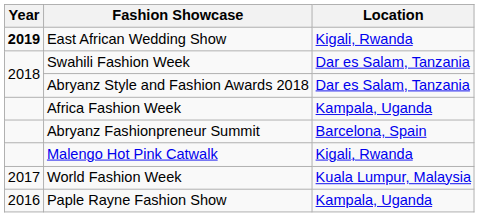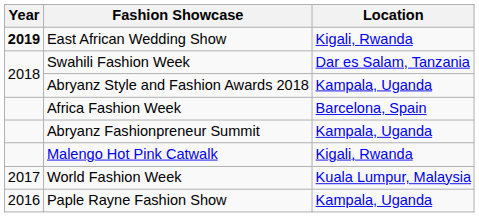(393, 85) Dar es Salam, Tanzania -> (374, 85) Kampala, Uganda
(374, 108) Kampala, Uganda -> (371, 108) Barcelona, Spain
(371, 131) Barcelona, Spain -> (374, 131) Kampala, Uganda
